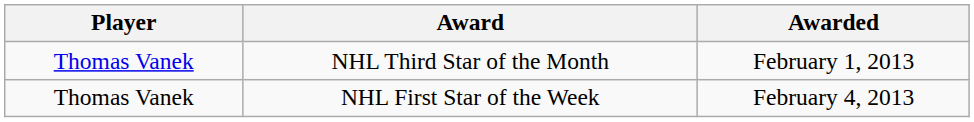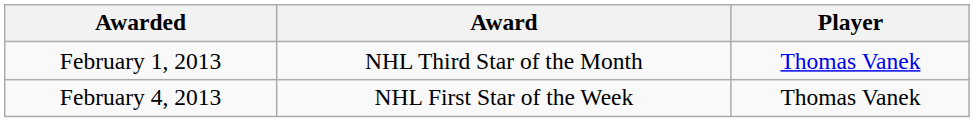columns swapped: (124, 23) <-> (834, 23)
